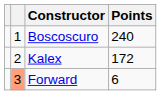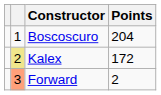(123, 37) 240 -> (123, 37) 204
(18, 58) no background -> (18, 58) khaki background
(115, 80) 6 -> (115, 80) 2
